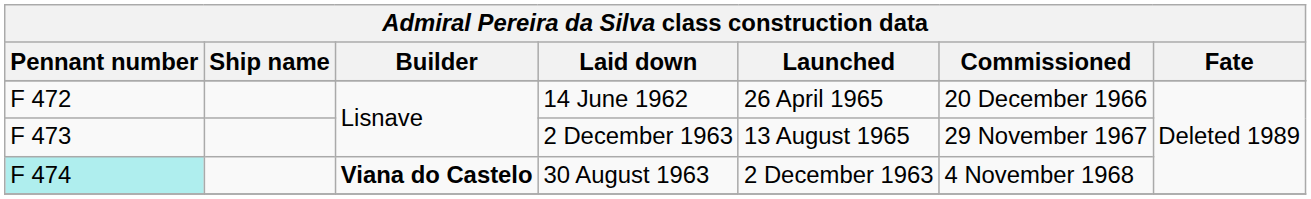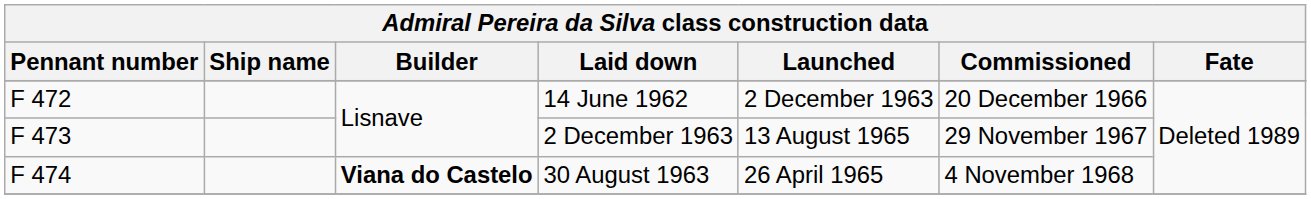(814, 99) 26 April 1965 -> (839, 99) 2 December 1963
(41, 174) paleturquoise background -> (41, 174) no background
(839, 174) 2 December 1963 -> (814, 174) 26 April 1965
